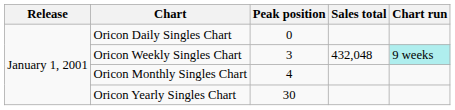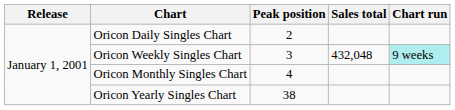(289, 34) 0 -> (289, 34) 2
(289, 94) 30 -> (289, 94) 38
